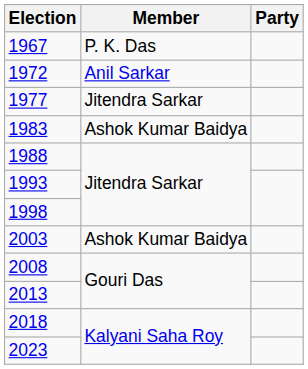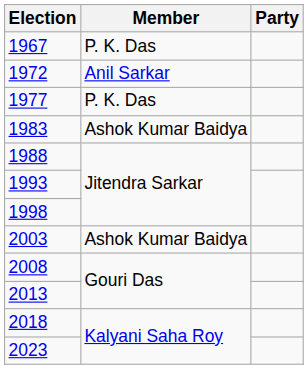(144, 101) Jitendra Sarkar -> (120, 101) P. K. Das
